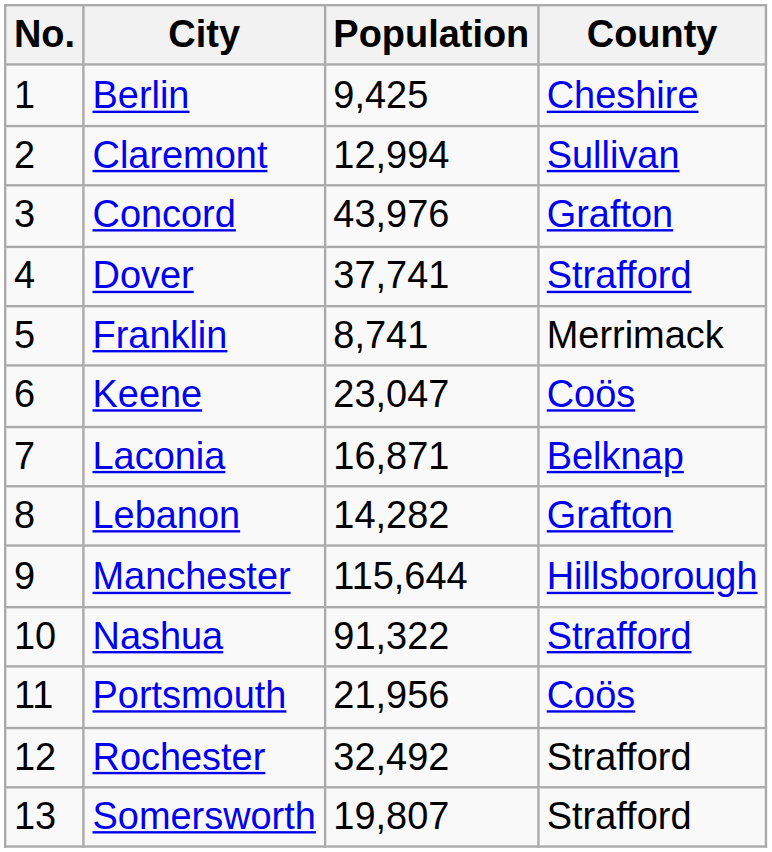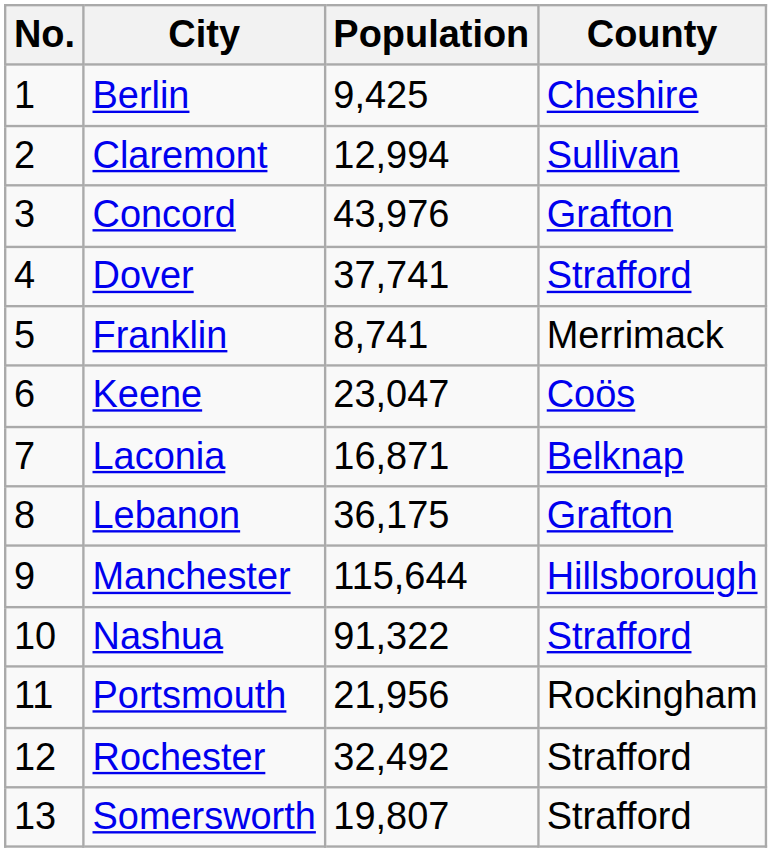(391, 515) 14,282 -> (391, 515) 36,175
(591, 696) Coös -> (652, 696) Rockingham
